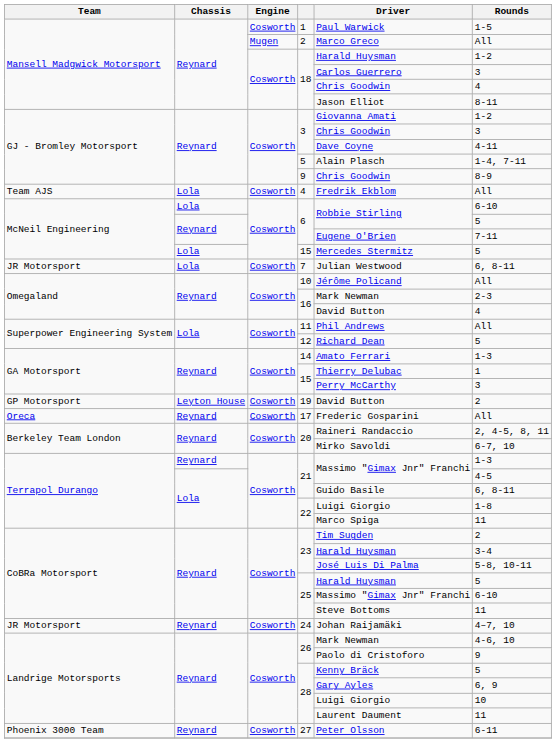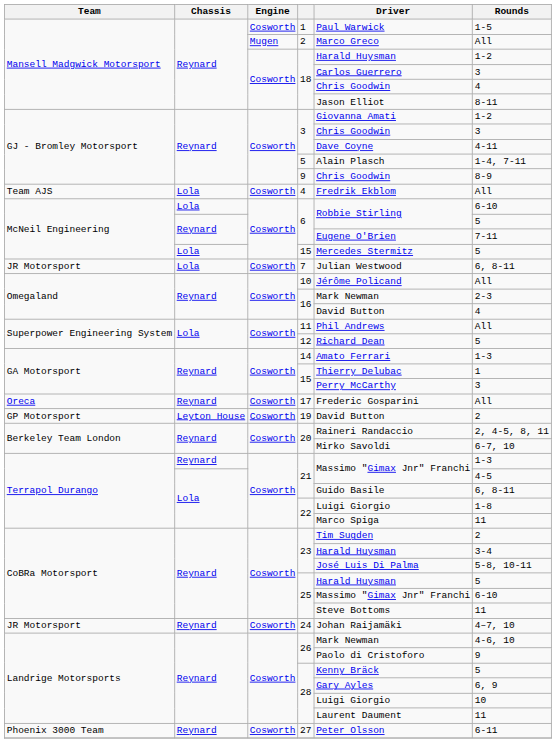rows swapped: (197, 416) <-> (211, 401)
